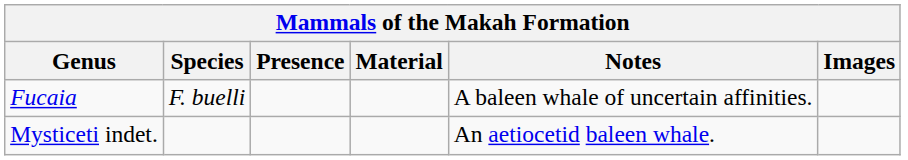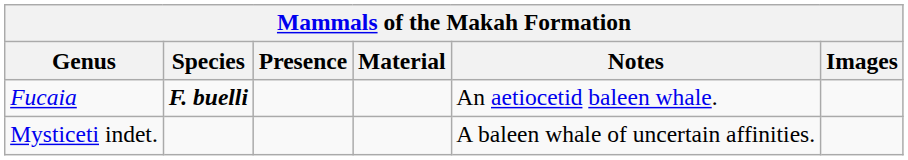(207, 97) normal -> (208, 97) bold
(633, 97) A baleen whale of uncertain affinities. -> (587, 97) An aetiocetid baleen whale.
(584, 135) An aetiocetid baleen whale. -> (636, 135) A baleen whale of uncertain affinities.
